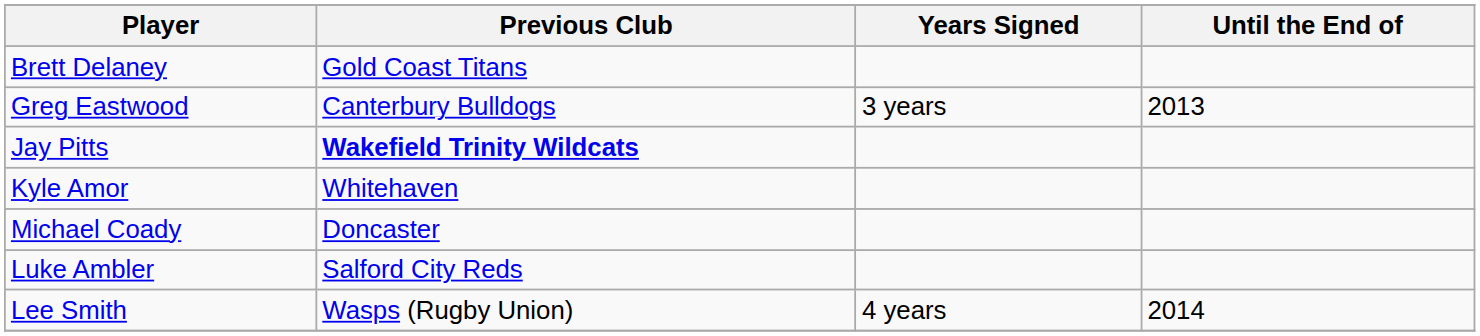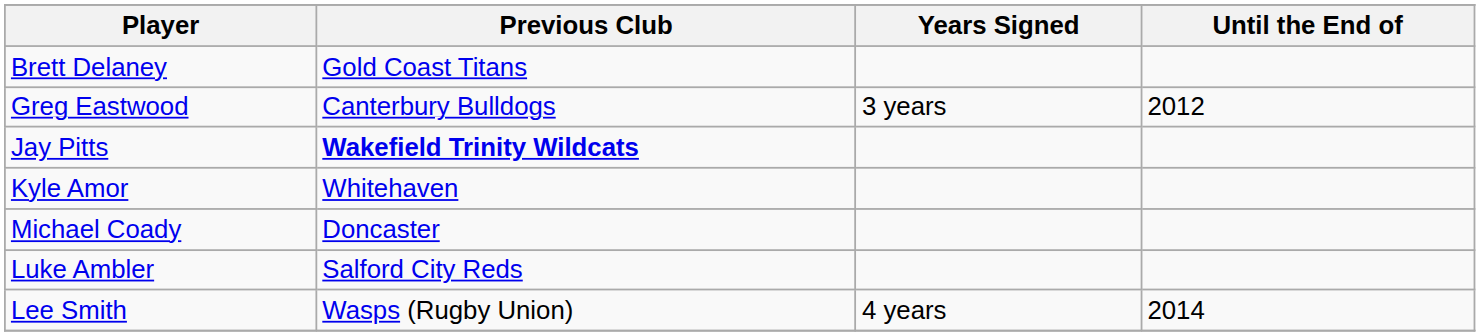(1176, 107) 2013 -> (1176, 107) 2012
